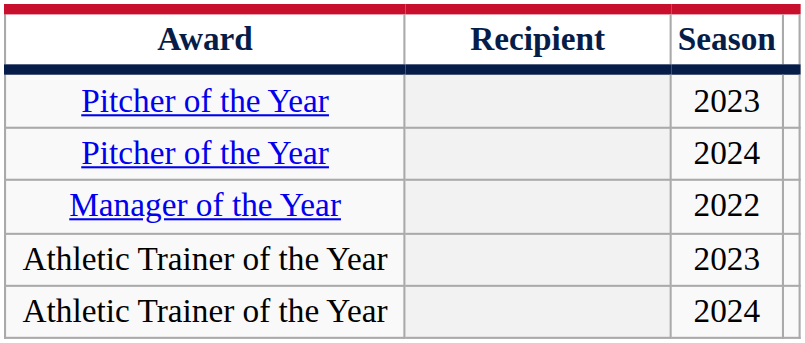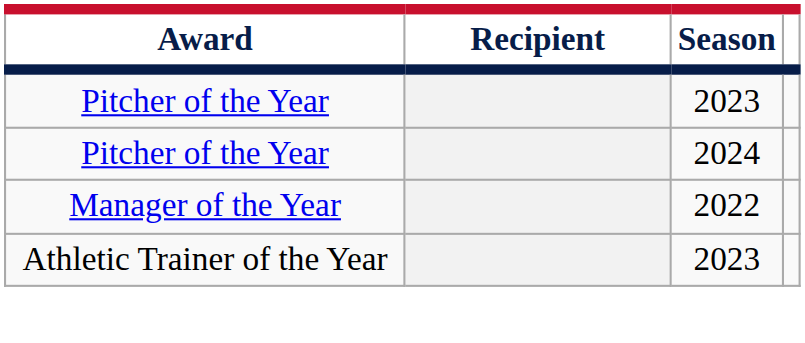- row: (205, 311)
